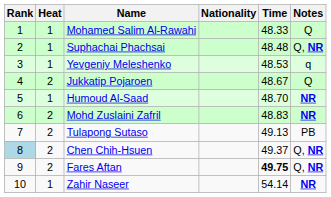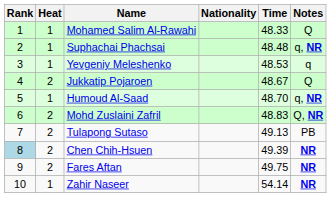(308, 47) Q, NR -> (308, 47) q, NR
(308, 99) NR -> (308, 99) q, NR
(308, 116) NR -> (308, 116) Q, NR
(275, 150) 49.37 -> (275, 150) 49.39
(308, 150) Q, NR -> (308, 150) NR
(275, 167) bold -> (275, 167) normal
(308, 167) Q, NR -> (308, 167) NR
